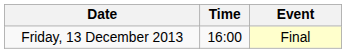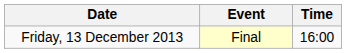columns swapped: (225, 15) <-> (295, 15)
